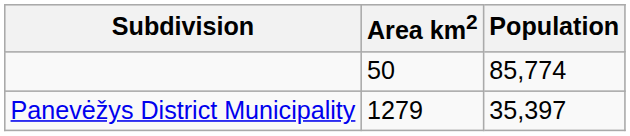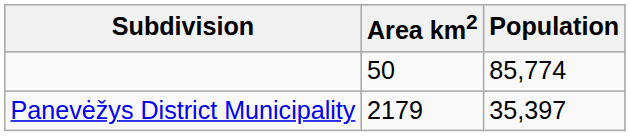(395, 110) 1279 -> (395, 110) 2179
